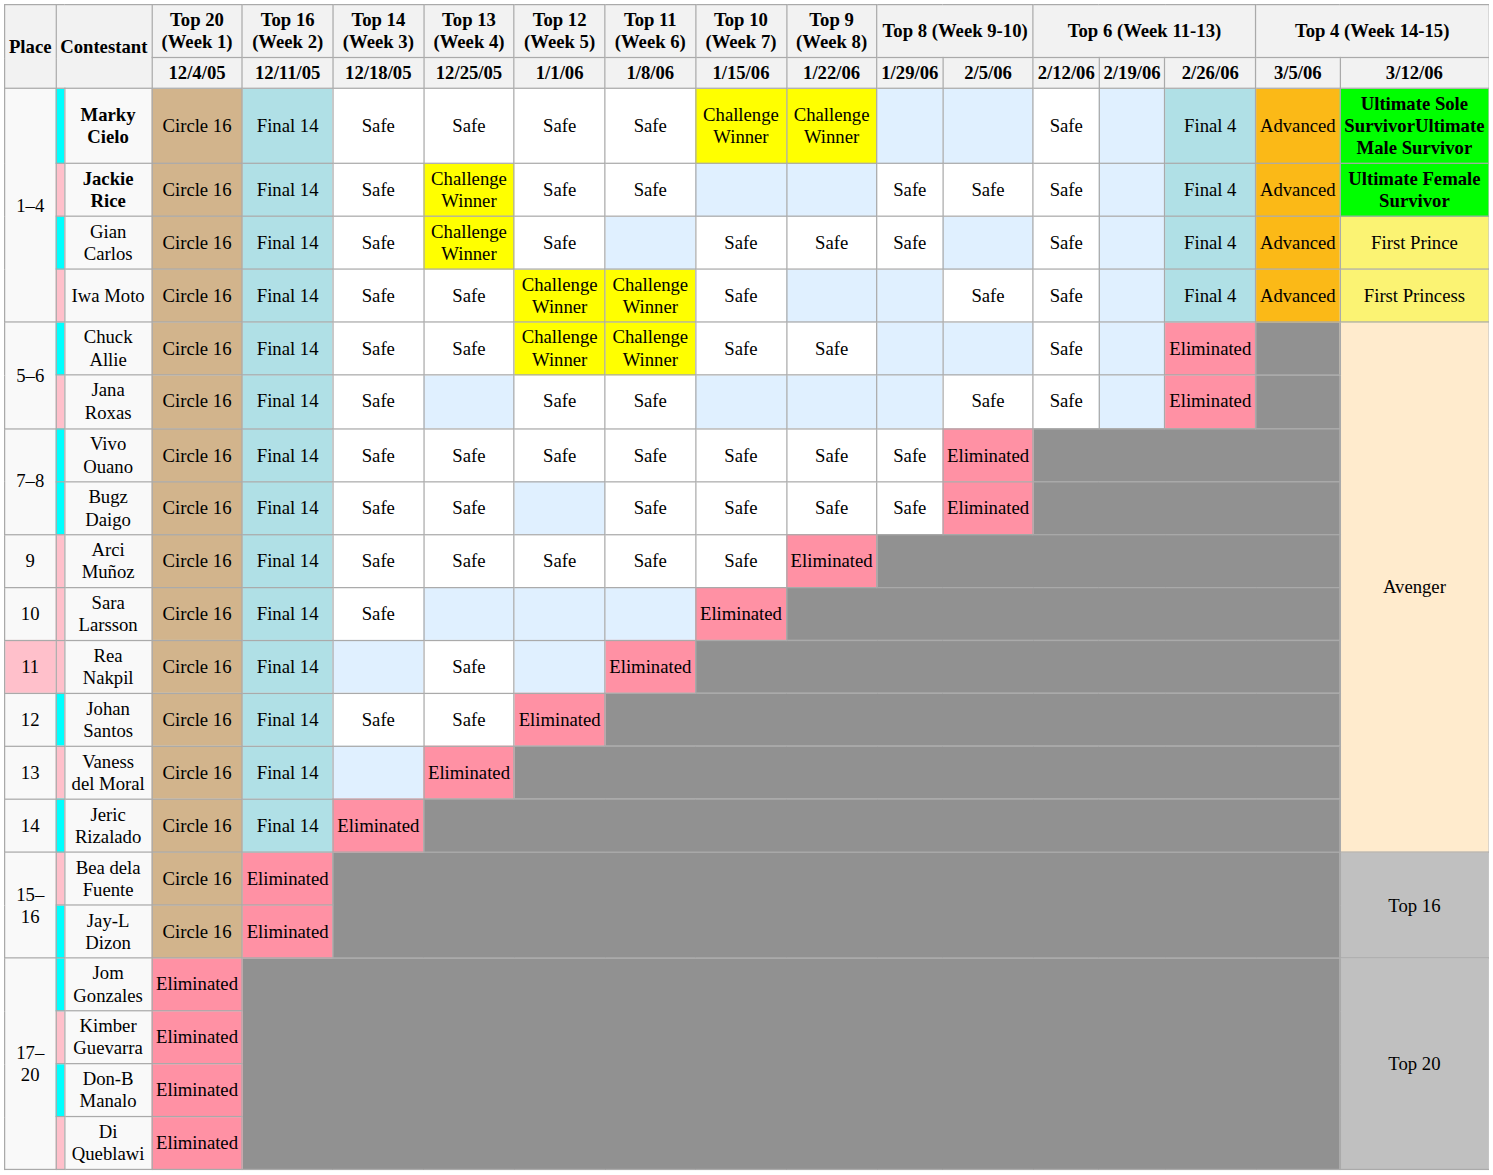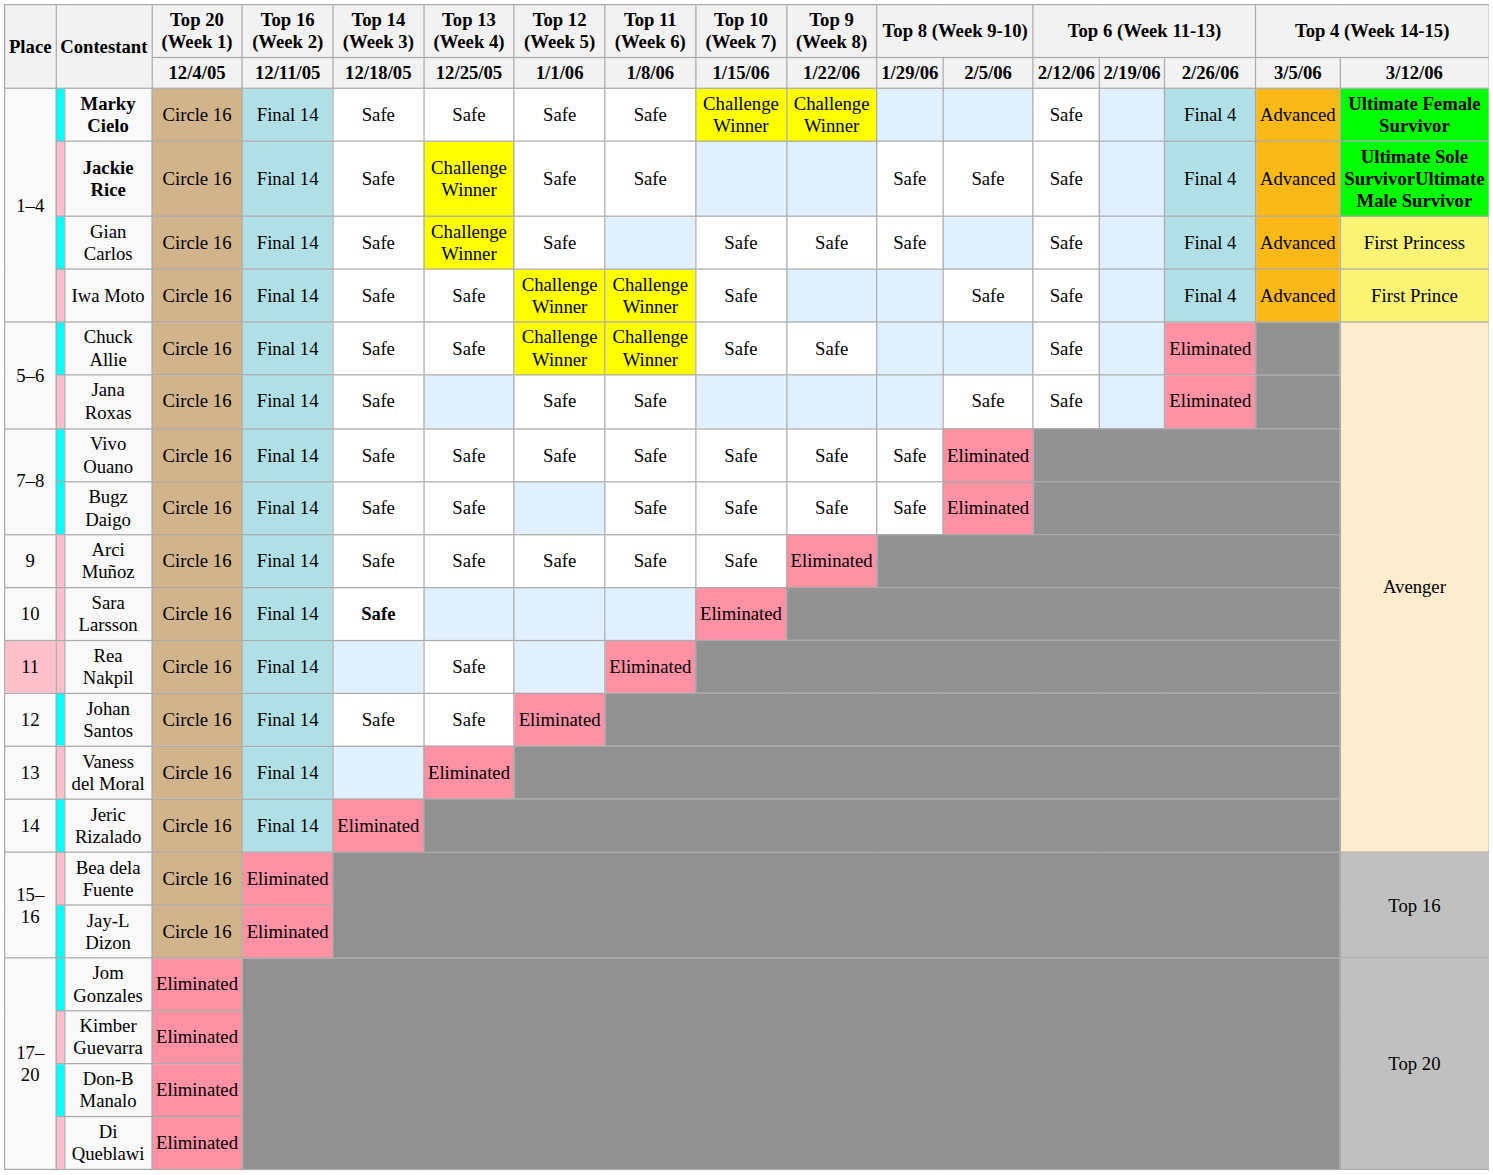(1414, 126) Ultimate Sole SurvivorUltimate Male Survivor -> (1414, 114) Ultimate Female Survivor
(1414, 190) Ultimate Female Survivor -> (1414, 179) Ultimate Sole SurvivorUltimate Male Survivor
(1414, 243) First Prince -> (1414, 243) First Princess
(1414, 296) First Princess -> (1414, 296) First Prince
(378, 613) normal -> (378, 613) bold
